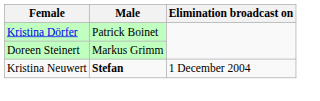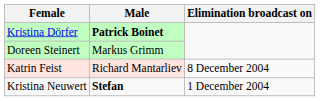(125, 31) normal -> (128, 31) bold
+ row: (34, 68)
